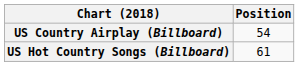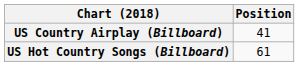(263, 33) 54 -> (263, 33) 41
